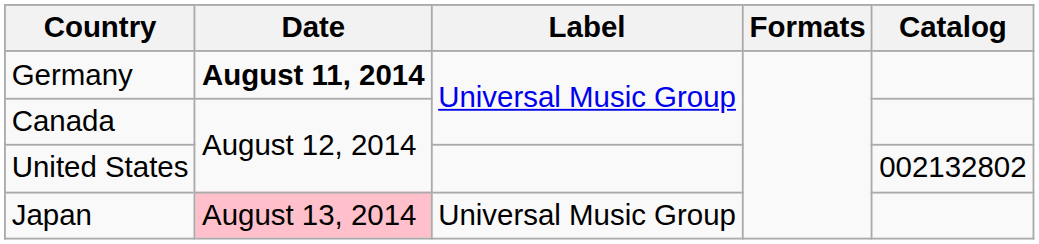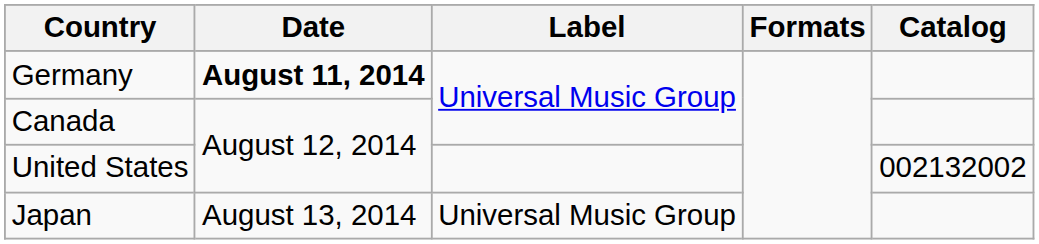(953, 167) 002132802 -> (953, 167) 002132002
(309, 214) pink background -> (309, 214) no background
